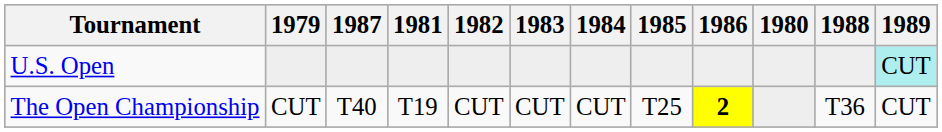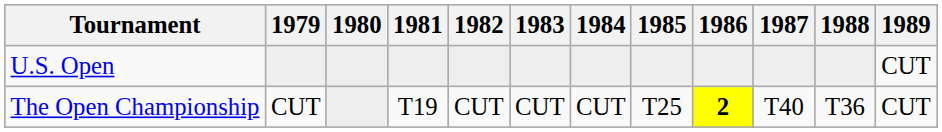columns swapped: (784, 25) <-> (357, 25)
(906, 65) paleturquoise background -> (906, 65) no background
